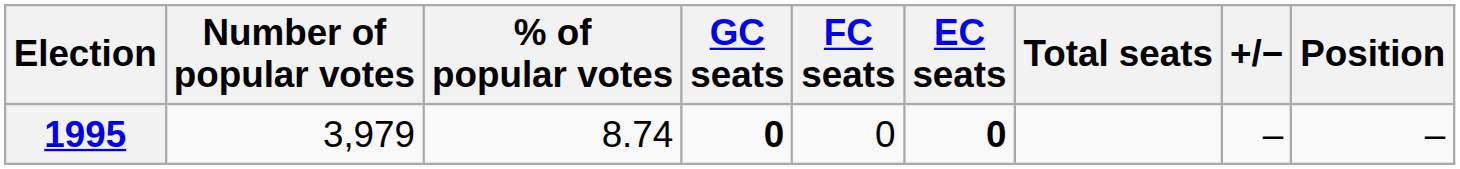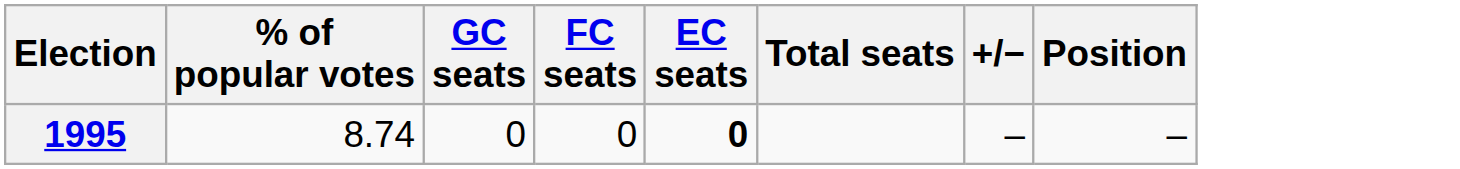- column: (294, 54)
(774, 133) bold -> (516, 133) normal
